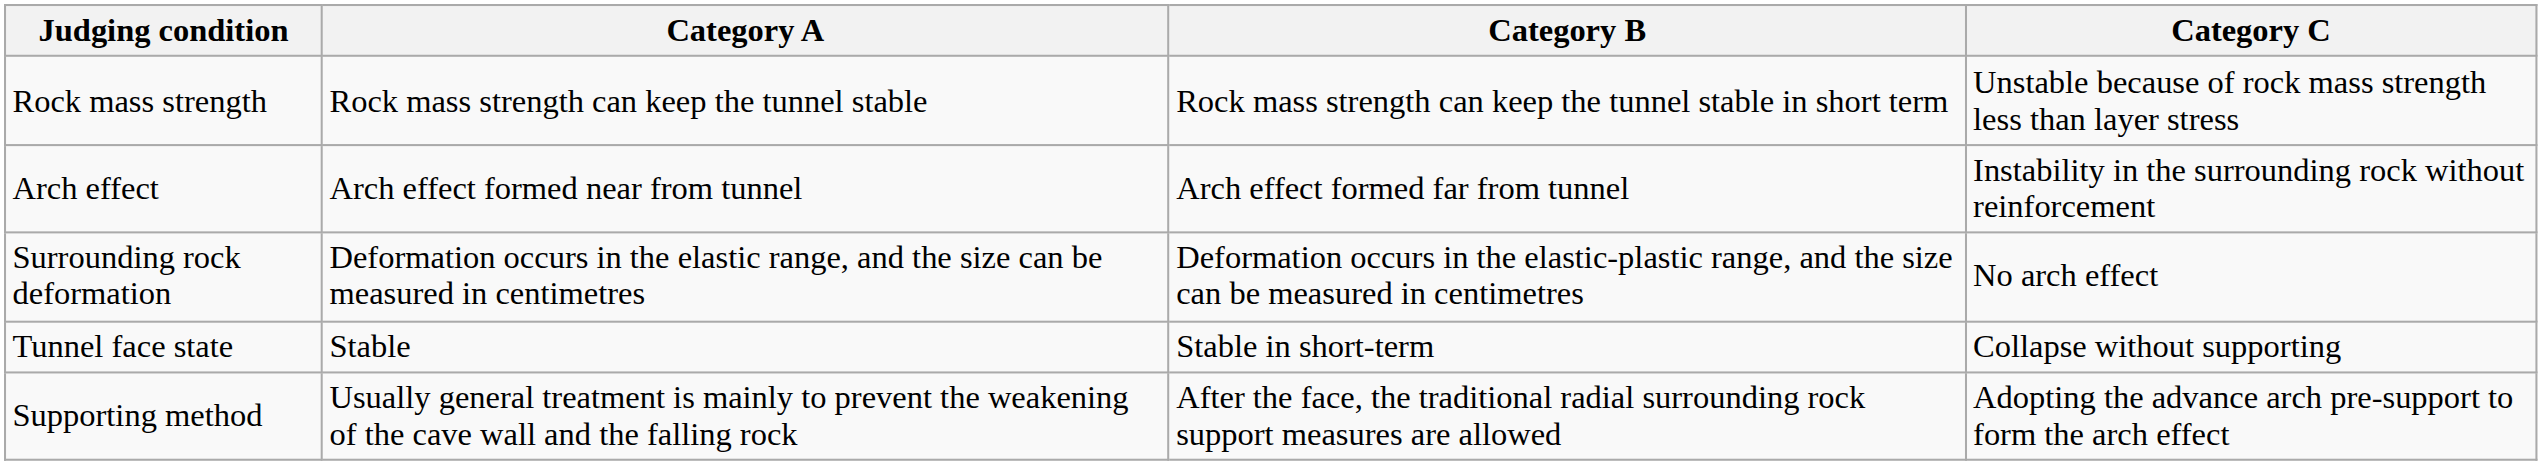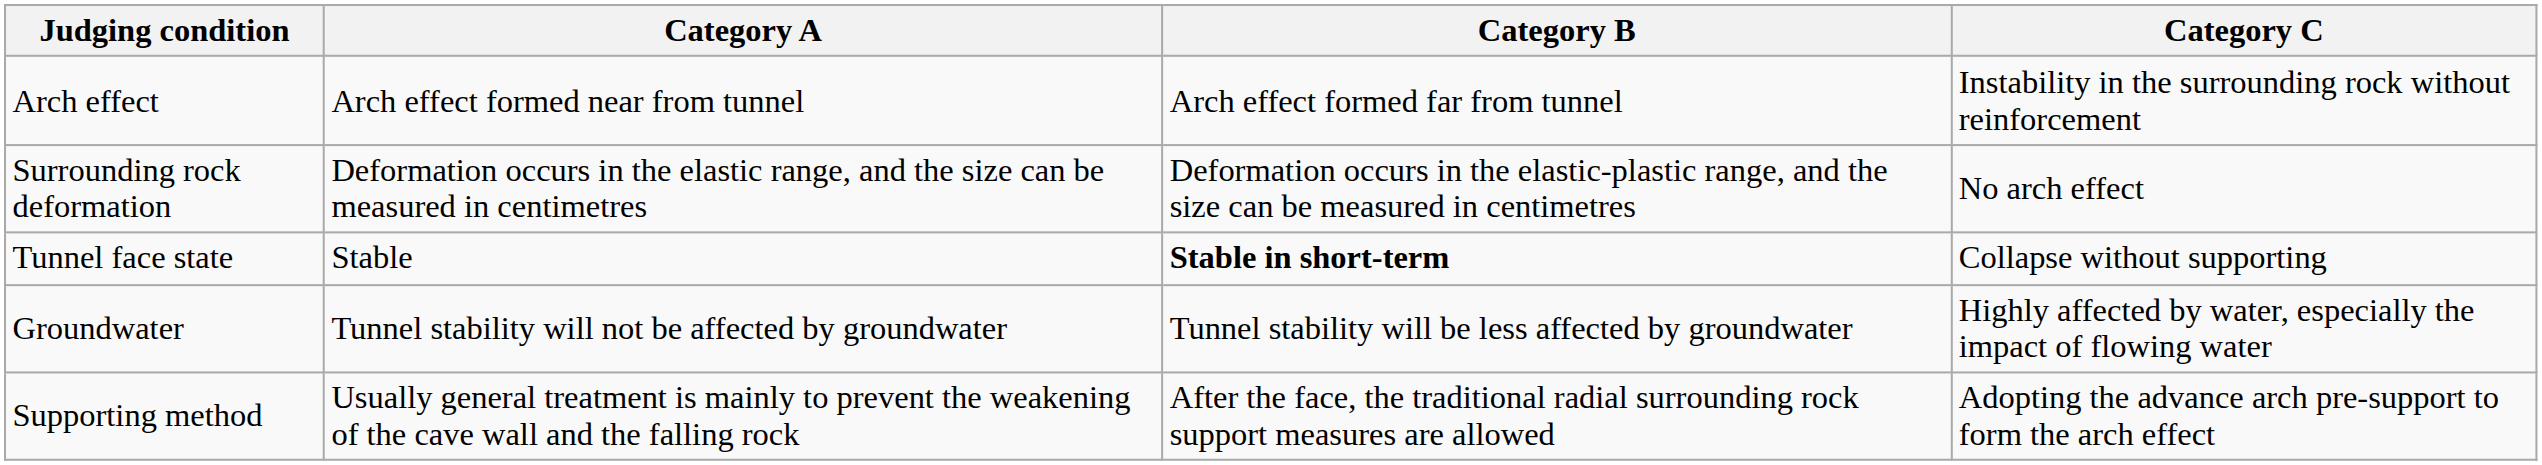- row: (140, 100)
(1305, 345) normal -> (1310, 257) bold
+ row: (98, 327)
